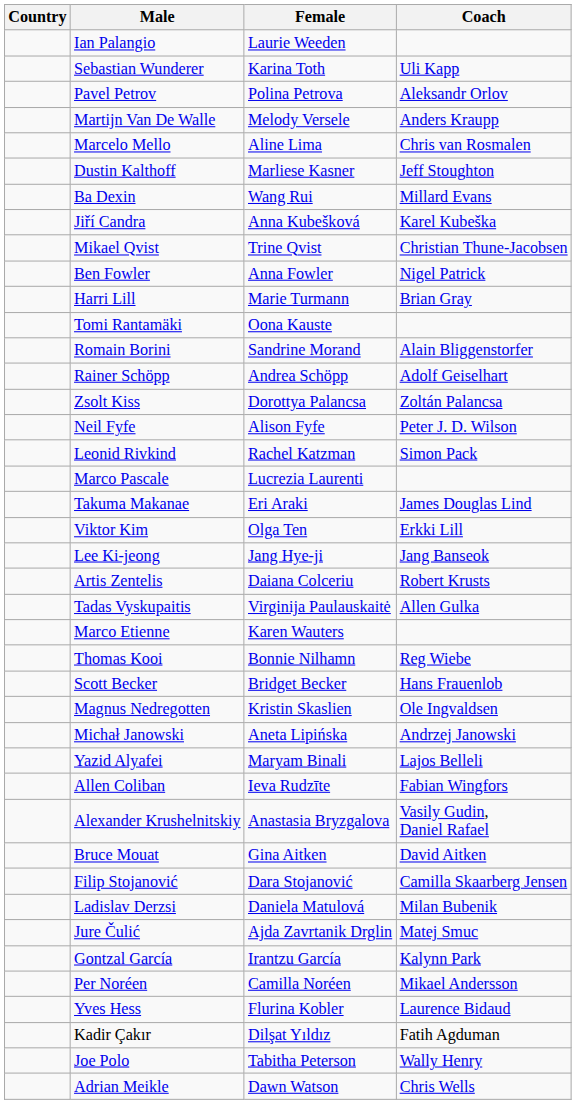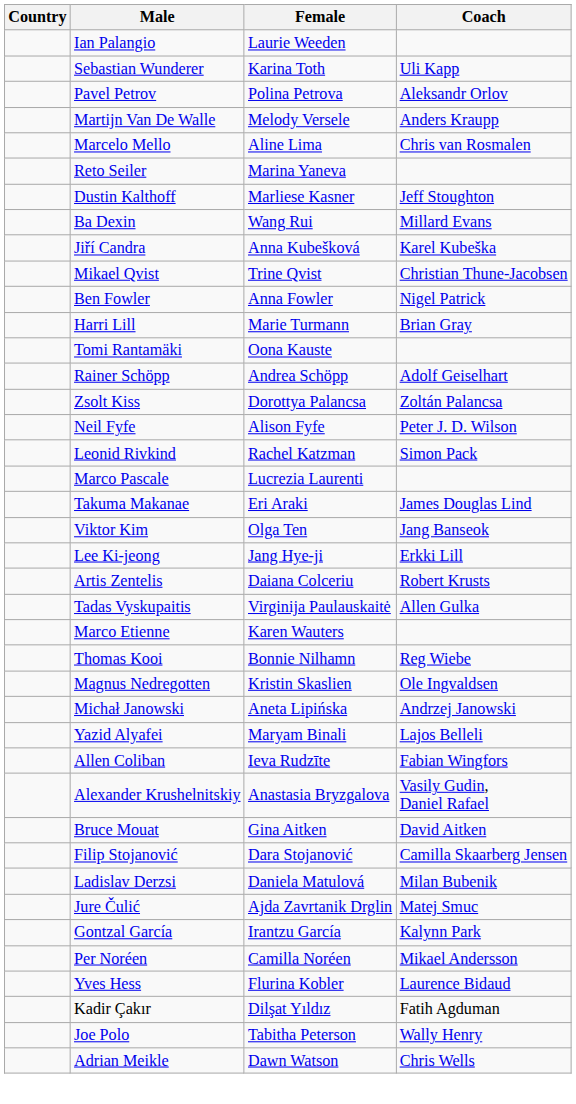+ row: (110, 171)
- row: (122, 350)
(431, 529) Erkki Lill -> (444, 529) Jang Banseok
(444, 555) Jang Banseok -> (431, 555) Erkki Lill
- row: (116, 683)
